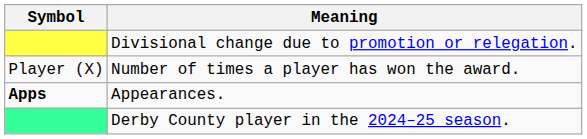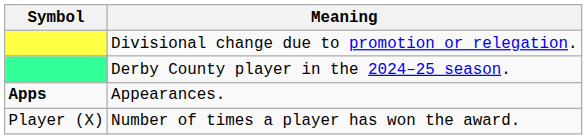rows swapped: (311, 121) <-> (316, 69)
